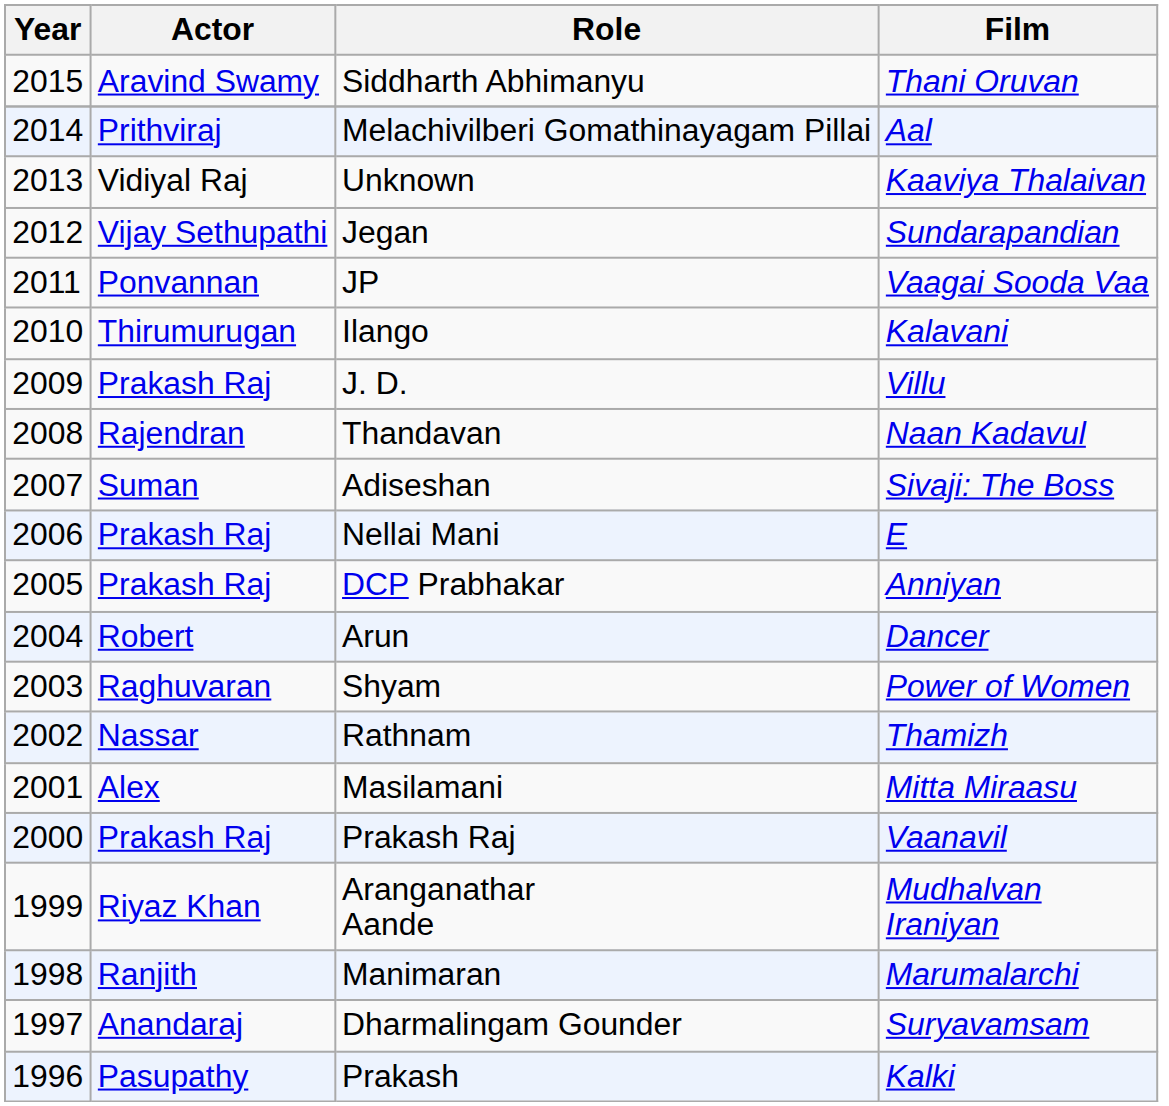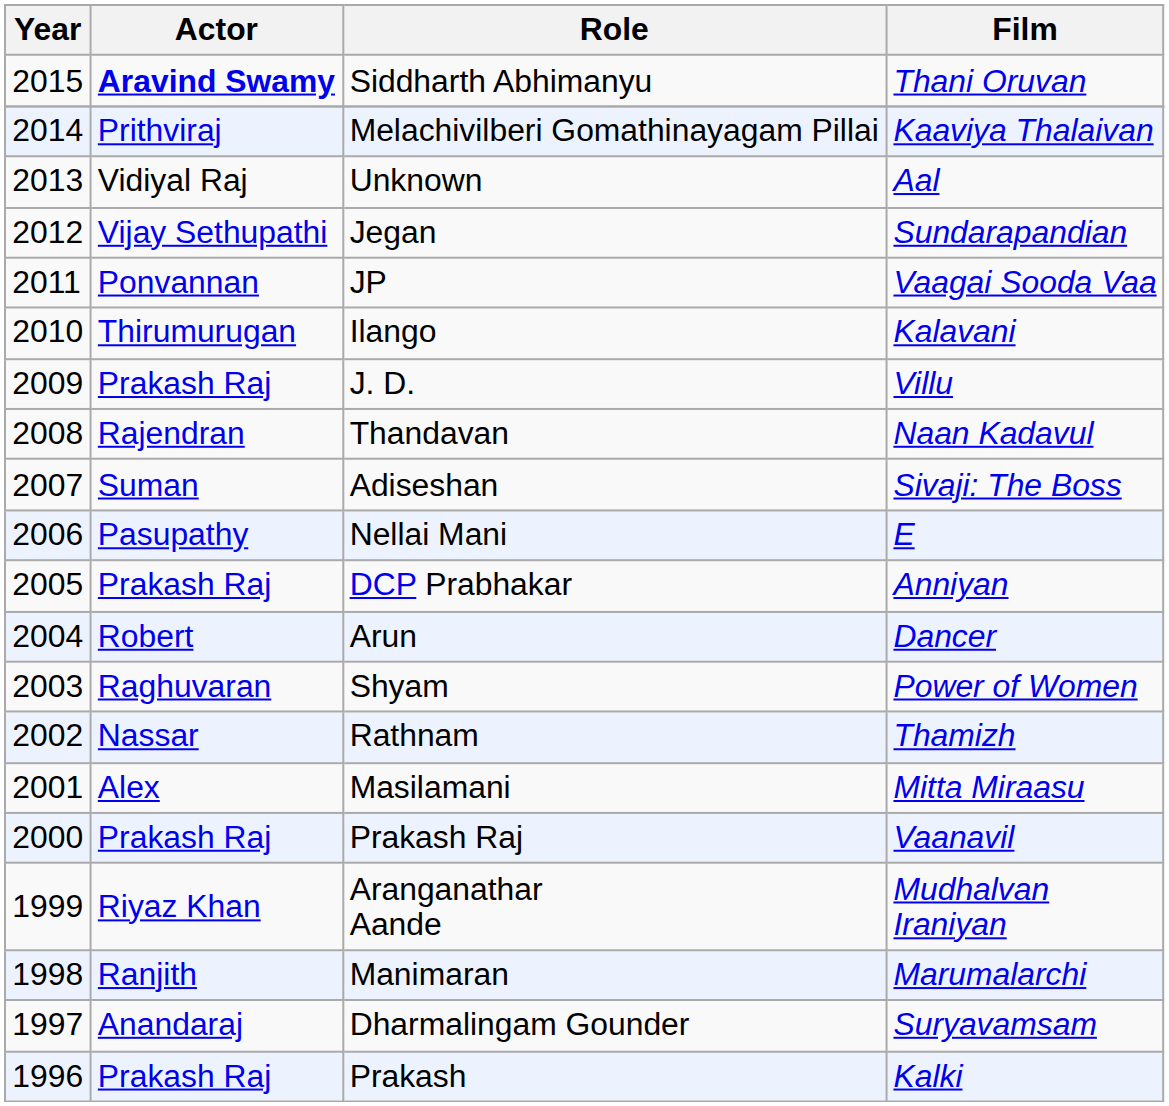(208, 80) normal -> (216, 80) bold
(909, 130) Aal -> (1024, 130) Kaaviya Thalaivan
(1016, 181) Kaaviya Thalaivan -> (916, 181) Aal
(185, 534) Prakash Raj -> (173, 534) Pasupathy
(173, 1075) Pasupathy -> (185, 1075) Prakash Raj
